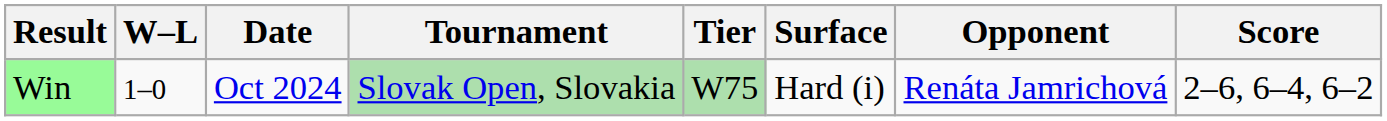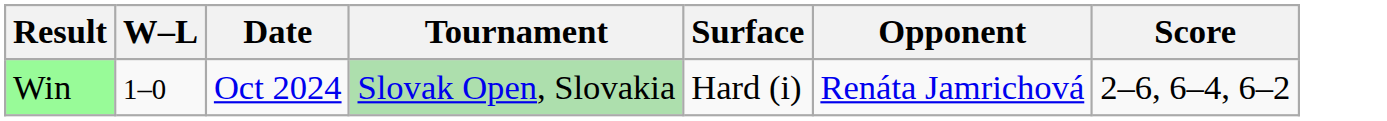- column: (725, 31)
